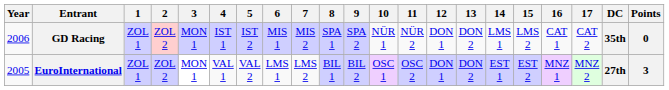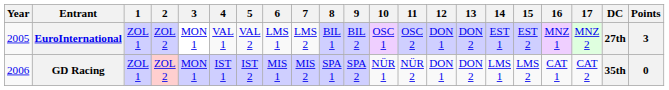rows swapped: (78, 69) <-> (78, 38)
